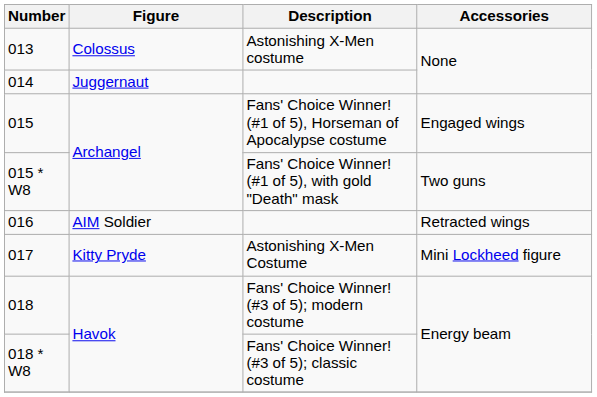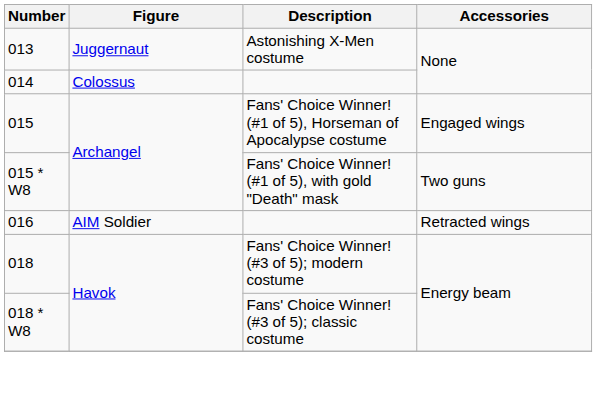(104, 49) Colossus -> (110, 49) Juggernaut
(110, 81) Juggernaut -> (104, 81) Colossus
- row: (21, 255)
